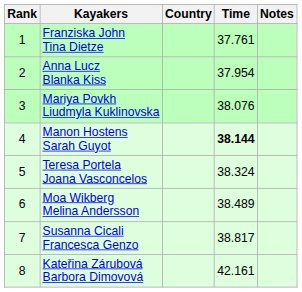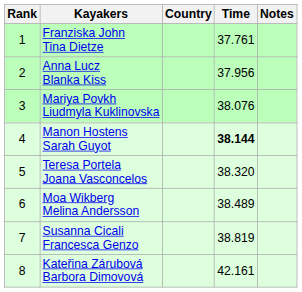(236, 73) 37.954 -> (236, 73) 37.956
(236, 172) 38.324 -> (236, 172) 38.320
(236, 238) 38.817 -> (236, 238) 38.819
